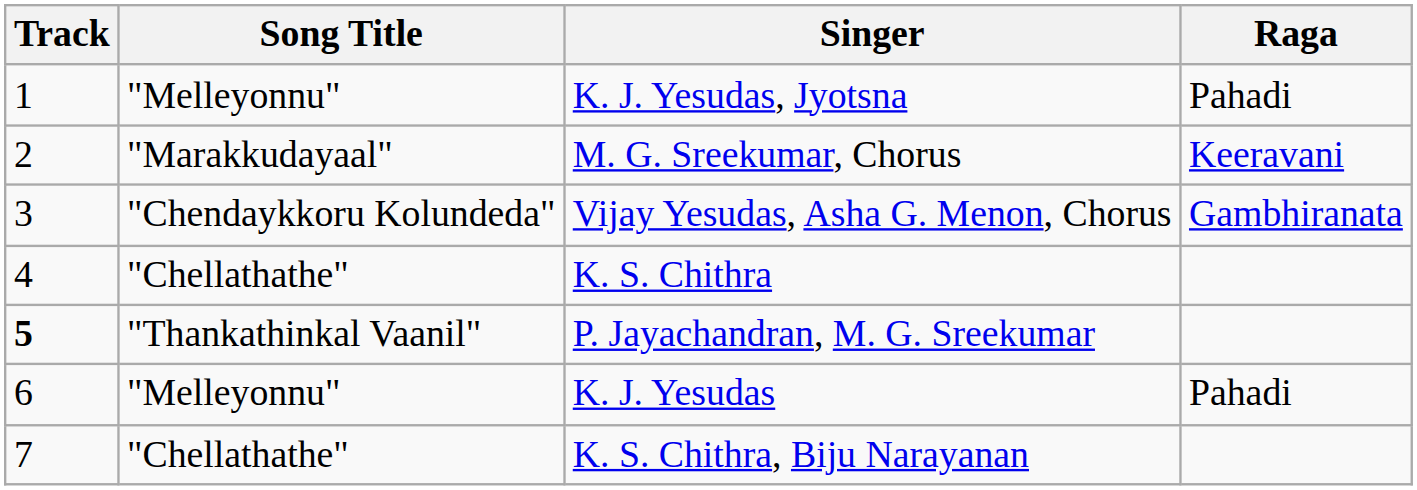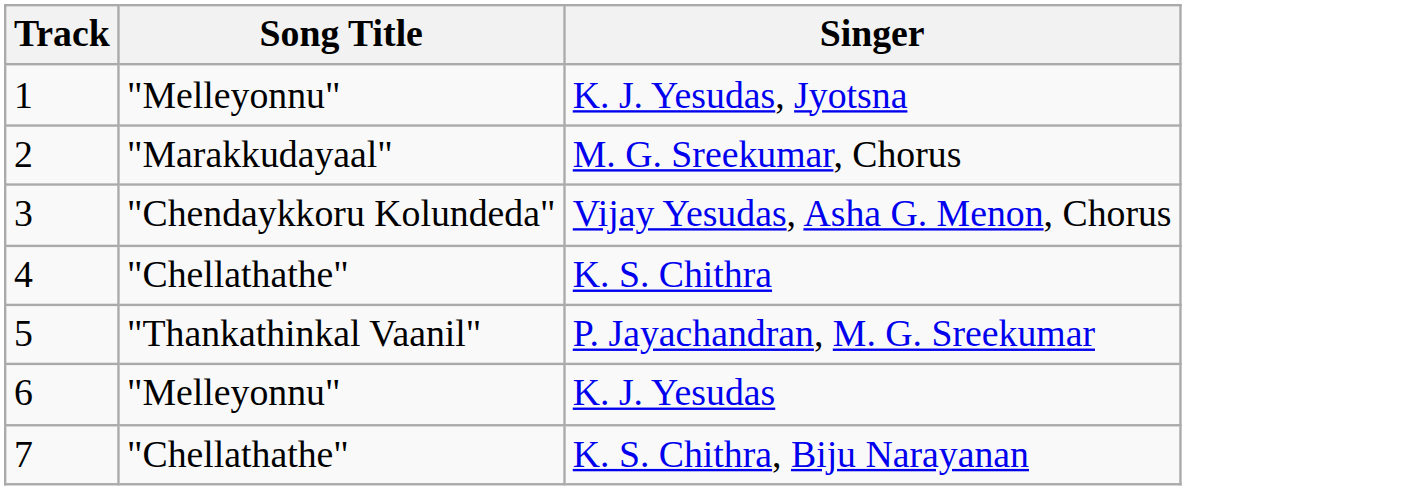- column: (1296, 34)
(23, 333) bold -> (23, 333) normal
